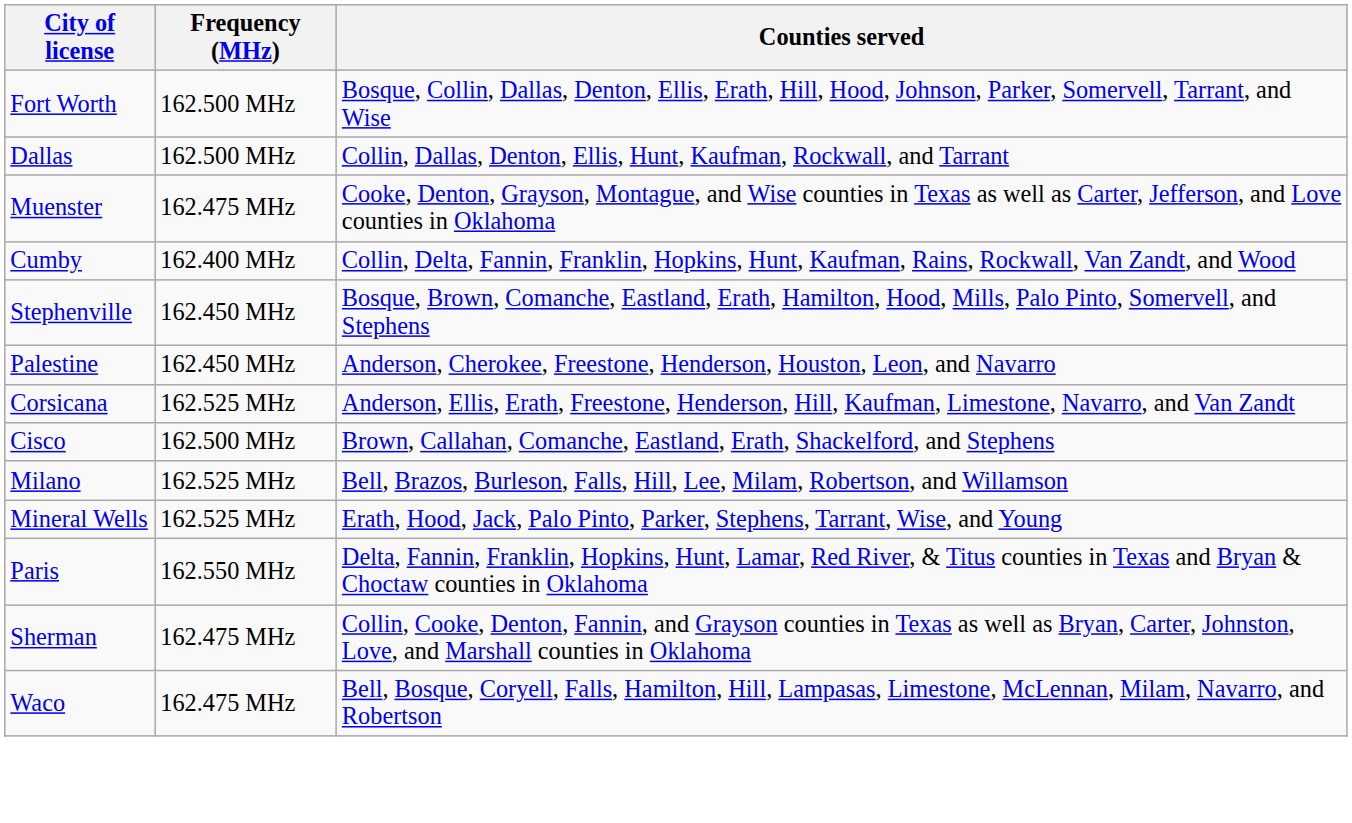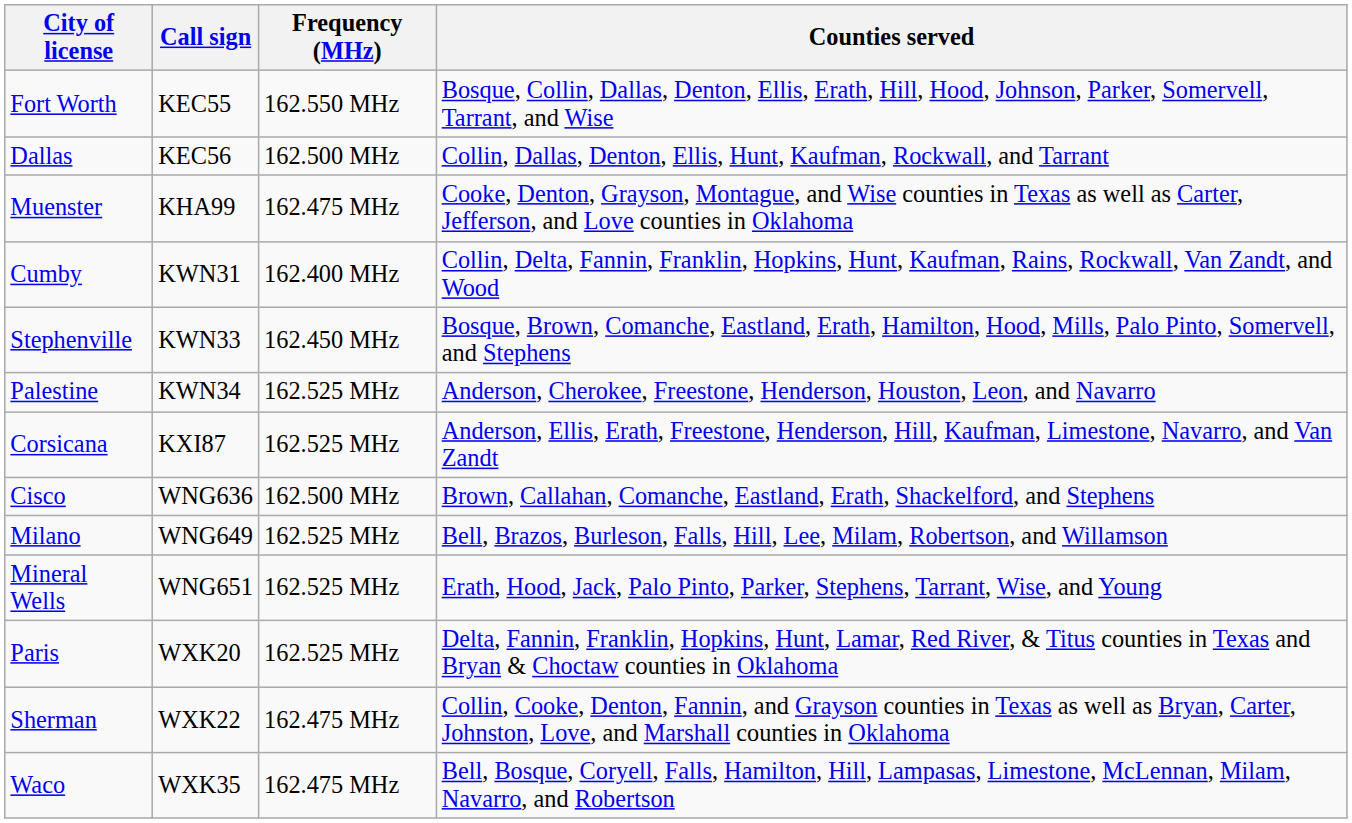+ column: (206, 37)
(228, 103) 162.500 MHz -> (332, 103) 162.550 MHz
(228, 364) 162.450 MHz -> (332, 392) 162.525 MHz
(228, 571) 162.550 MHz -> (332, 653) 162.525 MHz
